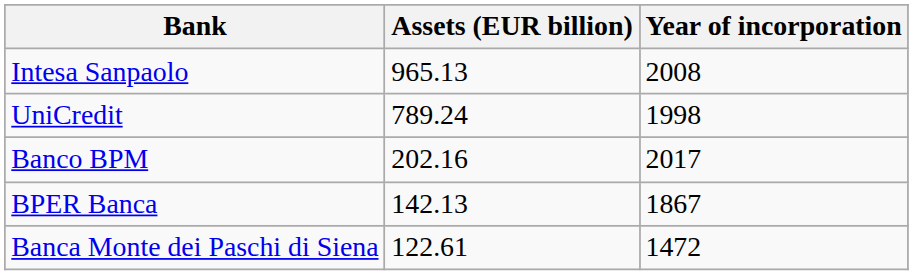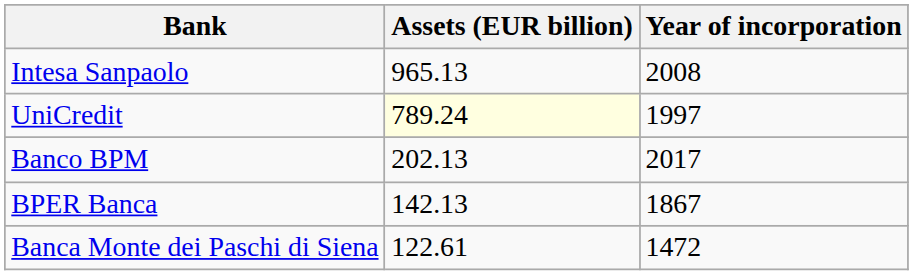(430, 114) no background -> (430, 114) lightyellow background
(673, 114) 1998 -> (673, 114) 1997
(430, 159) 202.16 -> (430, 159) 202.13
